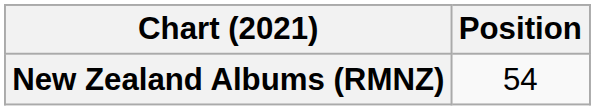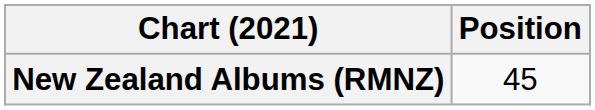(520, 78) 54 -> (520, 78) 45
